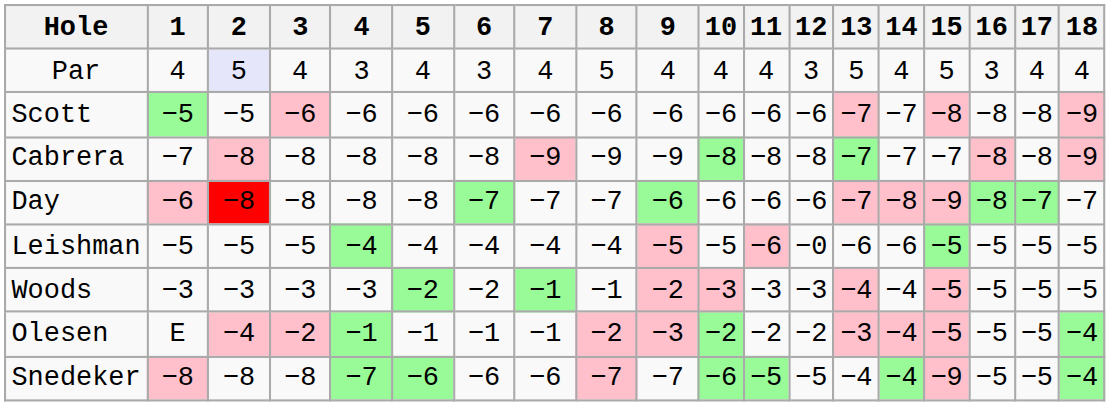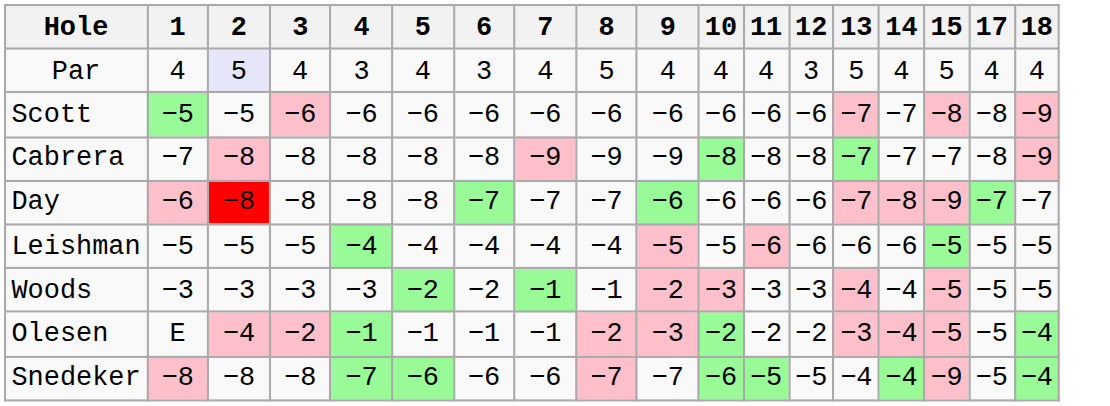- column: (992, 27)
(811, 246) −0 -> (811, 246) −6
